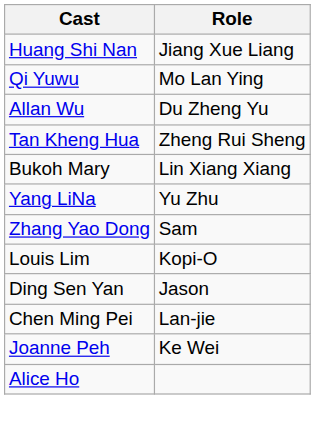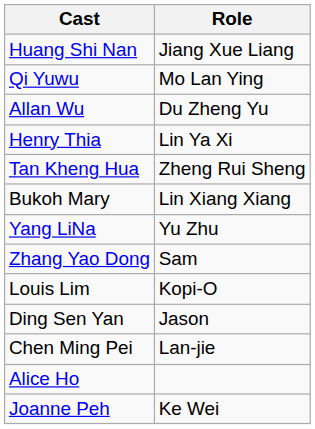+ row: (55, 139)
rows swapped: (59, 348) <-> (44, 378)
